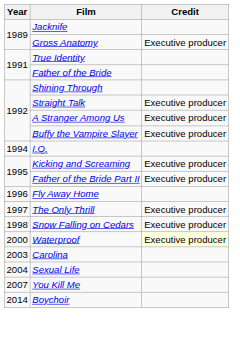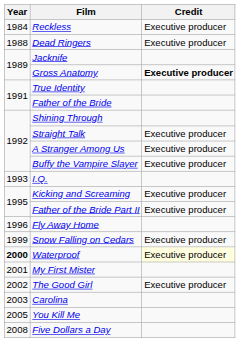+ row: (52, 27)
+ row: (62, 42)
(185, 42) normal -> (189, 73) bold
(17, 149) 1994 -> (17, 179) 1993
- row: (63, 209)
(17, 224) 1998 -> (17, 239) 1999
(17, 239) normal -> (17, 255) bold
+ row: (64, 270)
+ row: (62, 285)
- row: (56, 270)
(17, 285) 2007 -> (17, 315) 2005
+ row: (71, 330)
- row: (51, 300)
